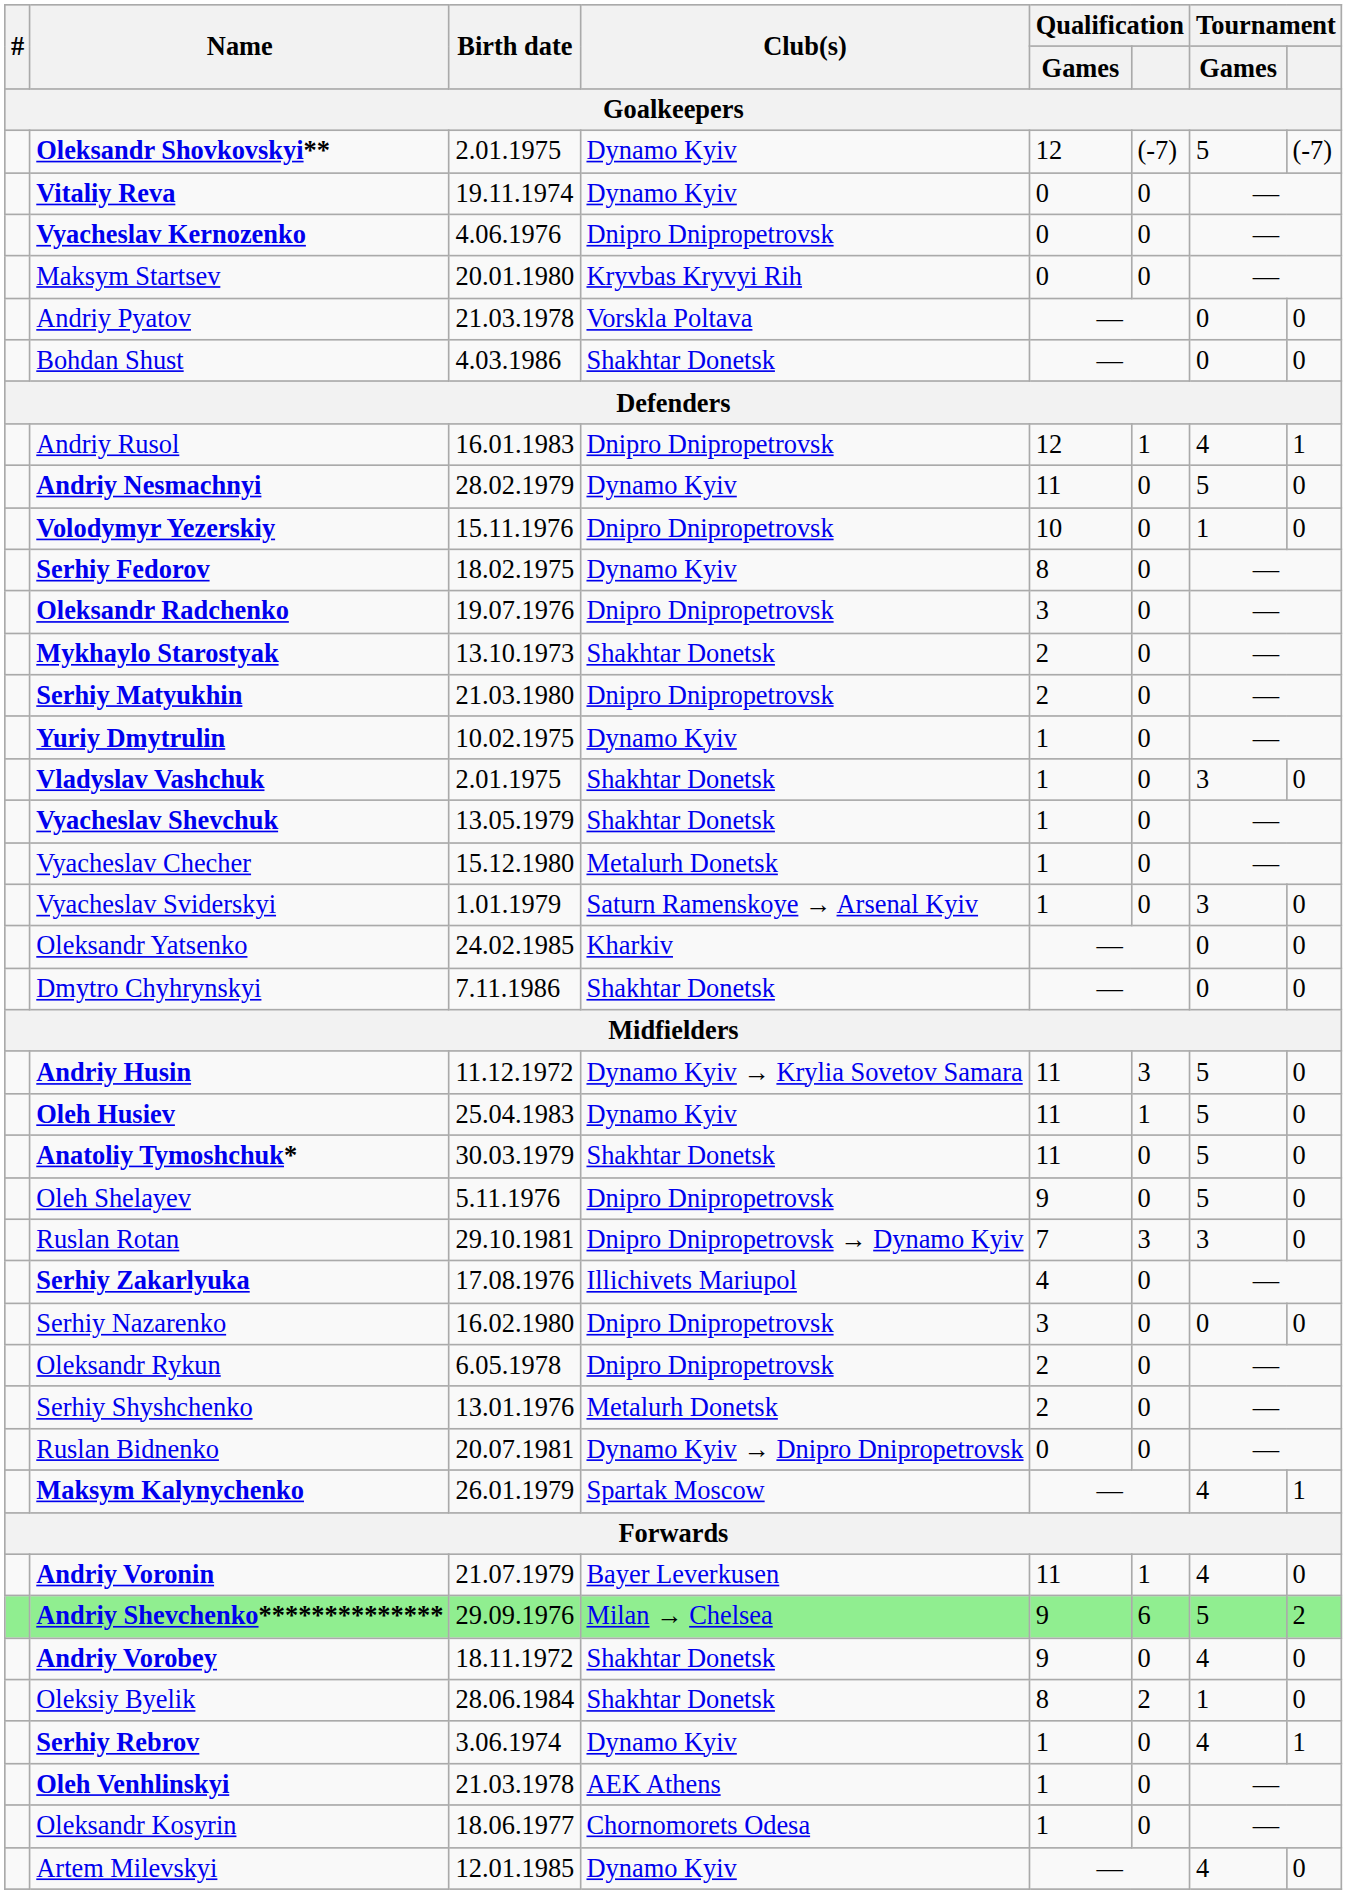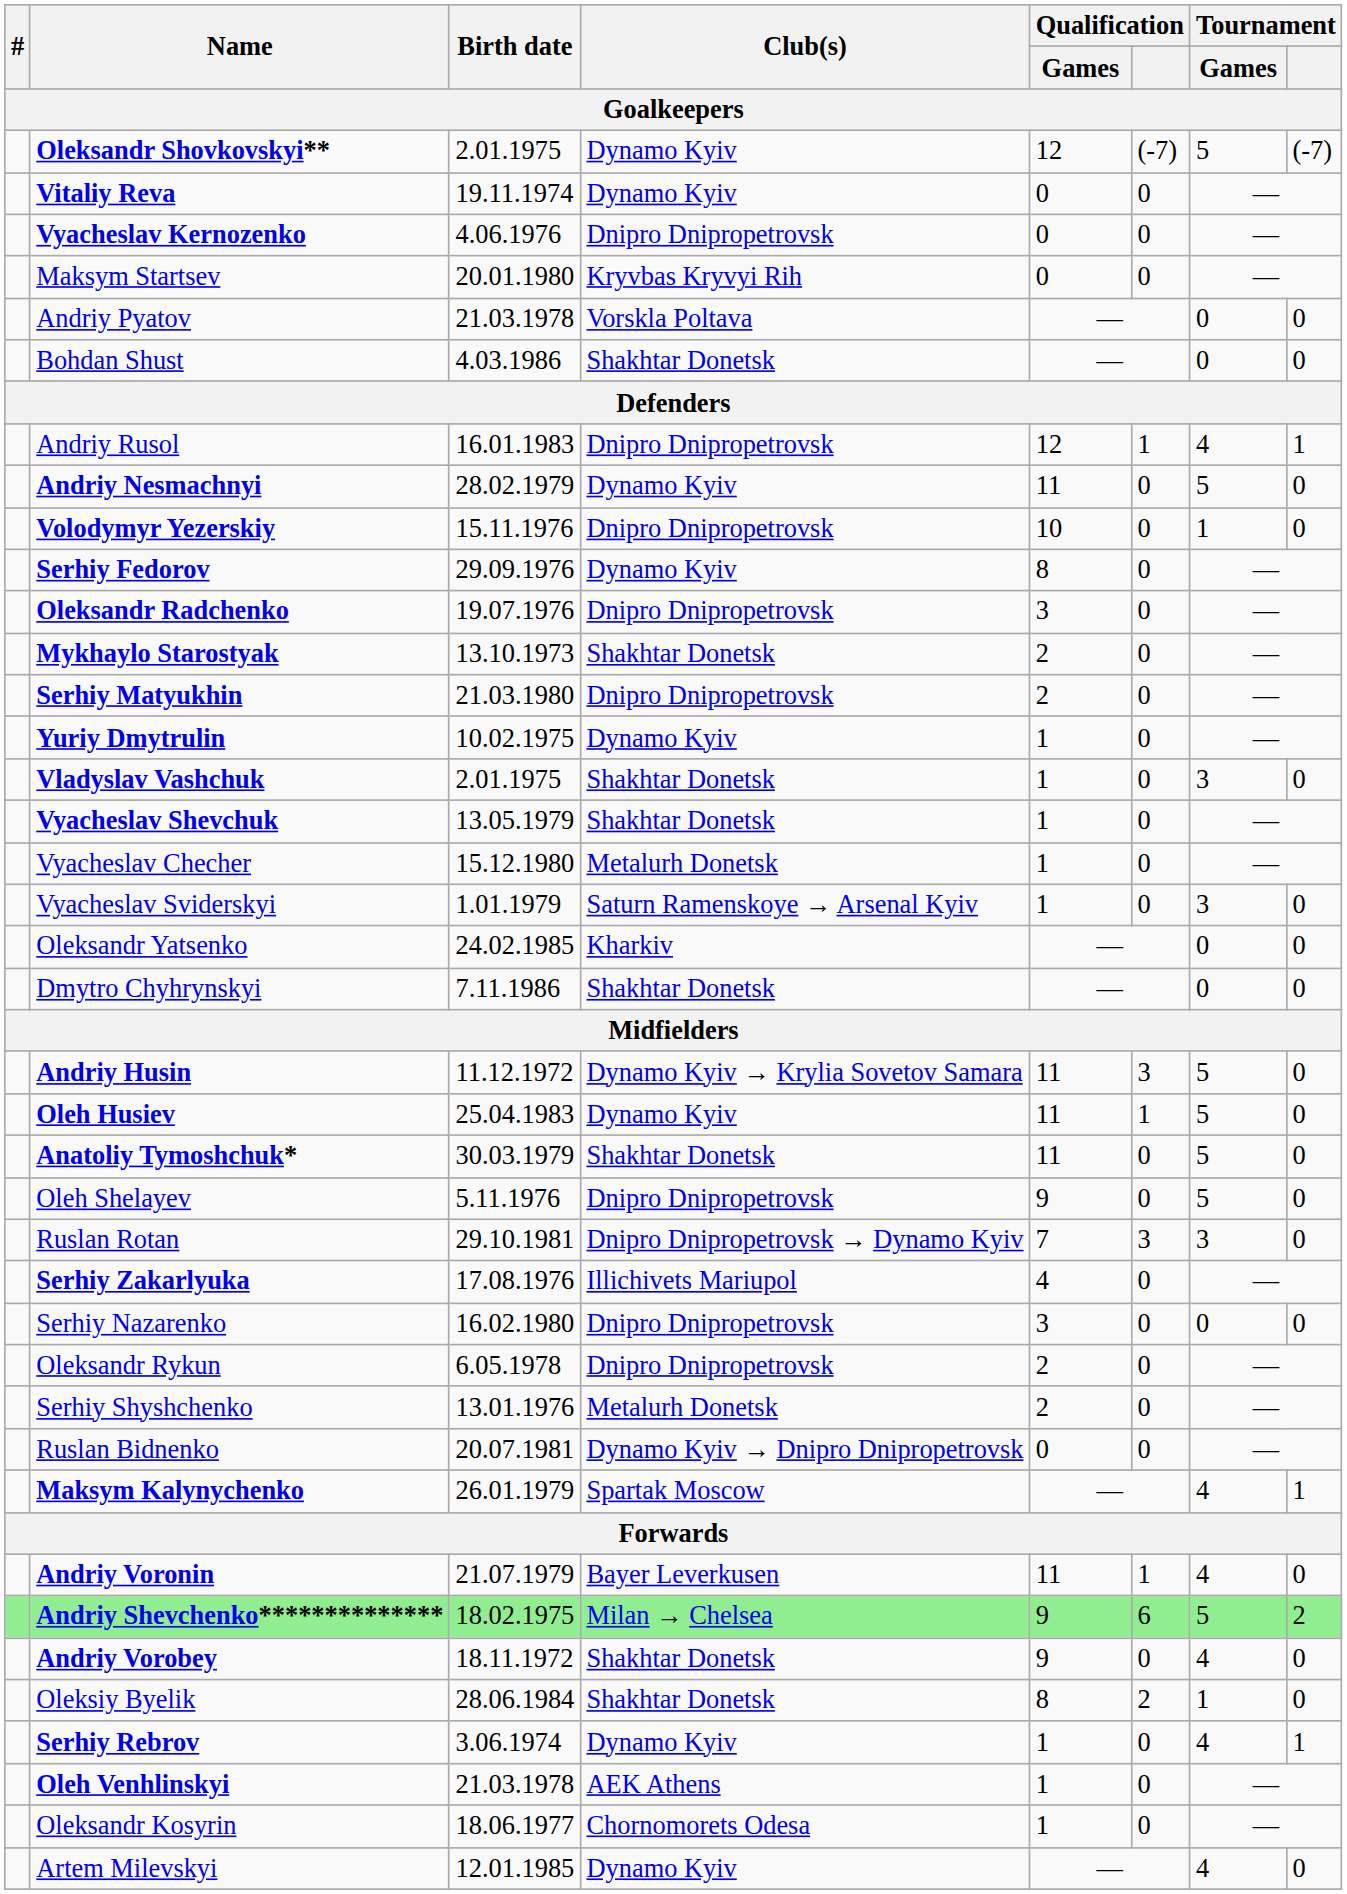(515, 569) 18.02.1975 -> (515, 569) 29.09.1976
(515, 1616) 29.09.1976 -> (515, 1616) 18.02.1975
